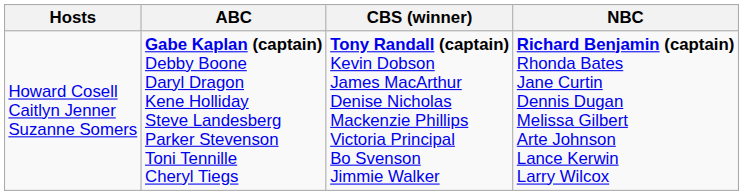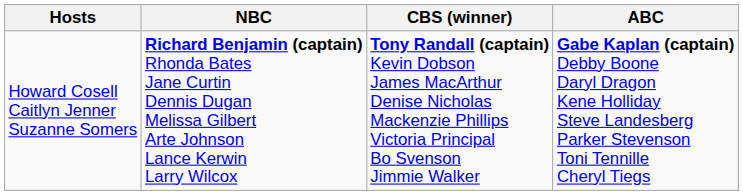columns swapped: (234, 17) <-> (626, 17)
